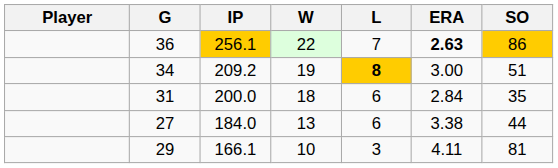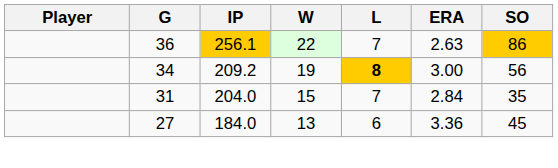(447, 44) bold -> (447, 44) normal
(517, 70) 51 -> (517, 70) 56
(235, 96) 200.0 -> (235, 96) 204.0
(306, 96) 18 -> (306, 96) 15
(376, 96) 6 -> (376, 96) 7
(447, 123) 3.38 -> (447, 123) 3.36
(517, 123) 44 -> (517, 123) 45
- row: (165, 149)
